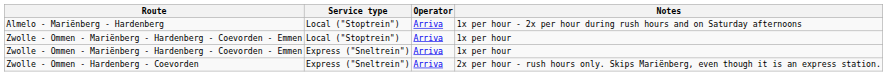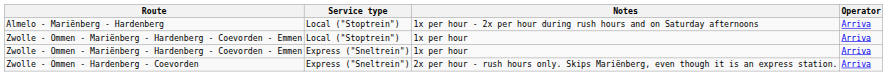columns swapped: (433, 11) <-> (669, 11)
